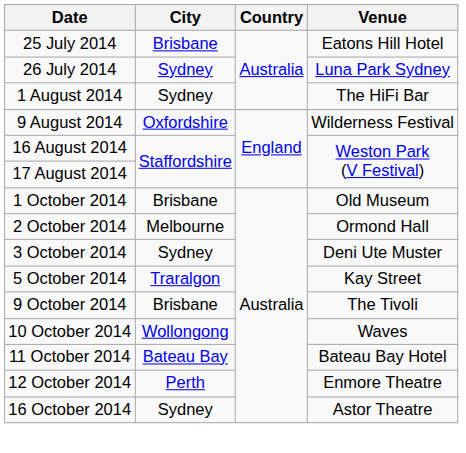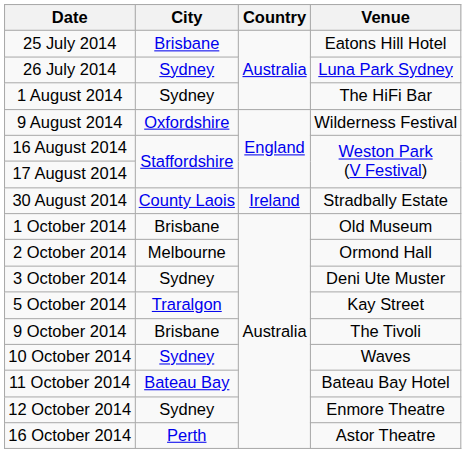+ row: (70, 200)
(185, 331) Wollongong -> (187, 357) Sydney
(185, 383) Perth -> (187, 409) Sydney
(185, 409) Sydney -> (187, 435) Perth
